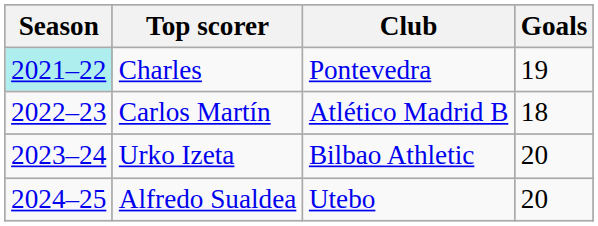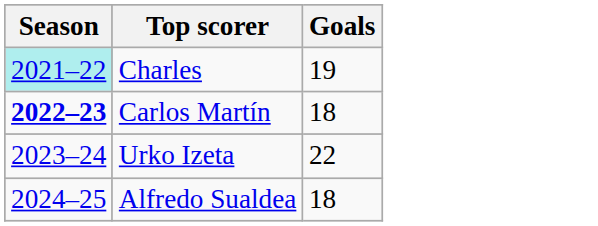- column: (409, 26)
(59, 112) normal -> (59, 112) bold
(534, 155) 20 -> (322, 155) 22
(534, 198) 20 -> (322, 198) 18
